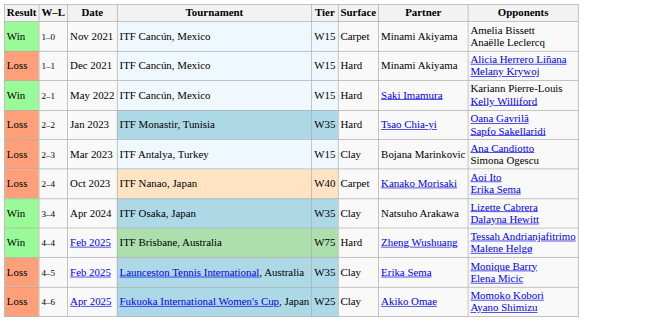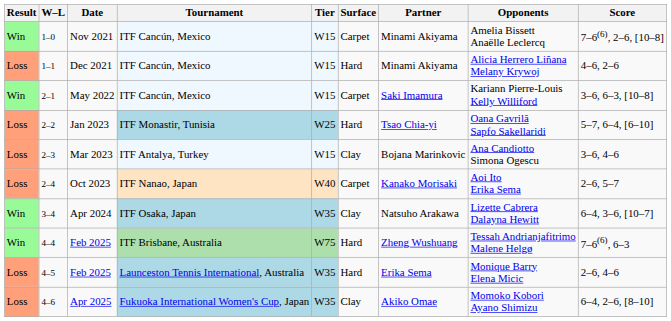+ column: (622, 13)
(351, 95) Hard -> (355, 95) Carpet
(325, 124) W35 -> (325, 124) W25
(351, 272) Clay -> (351, 272) Hard
(325, 301) W25 -> (325, 301) W35
